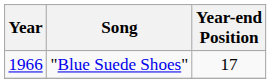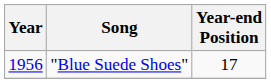(26, 64) 1966 -> (26, 64) 1956
